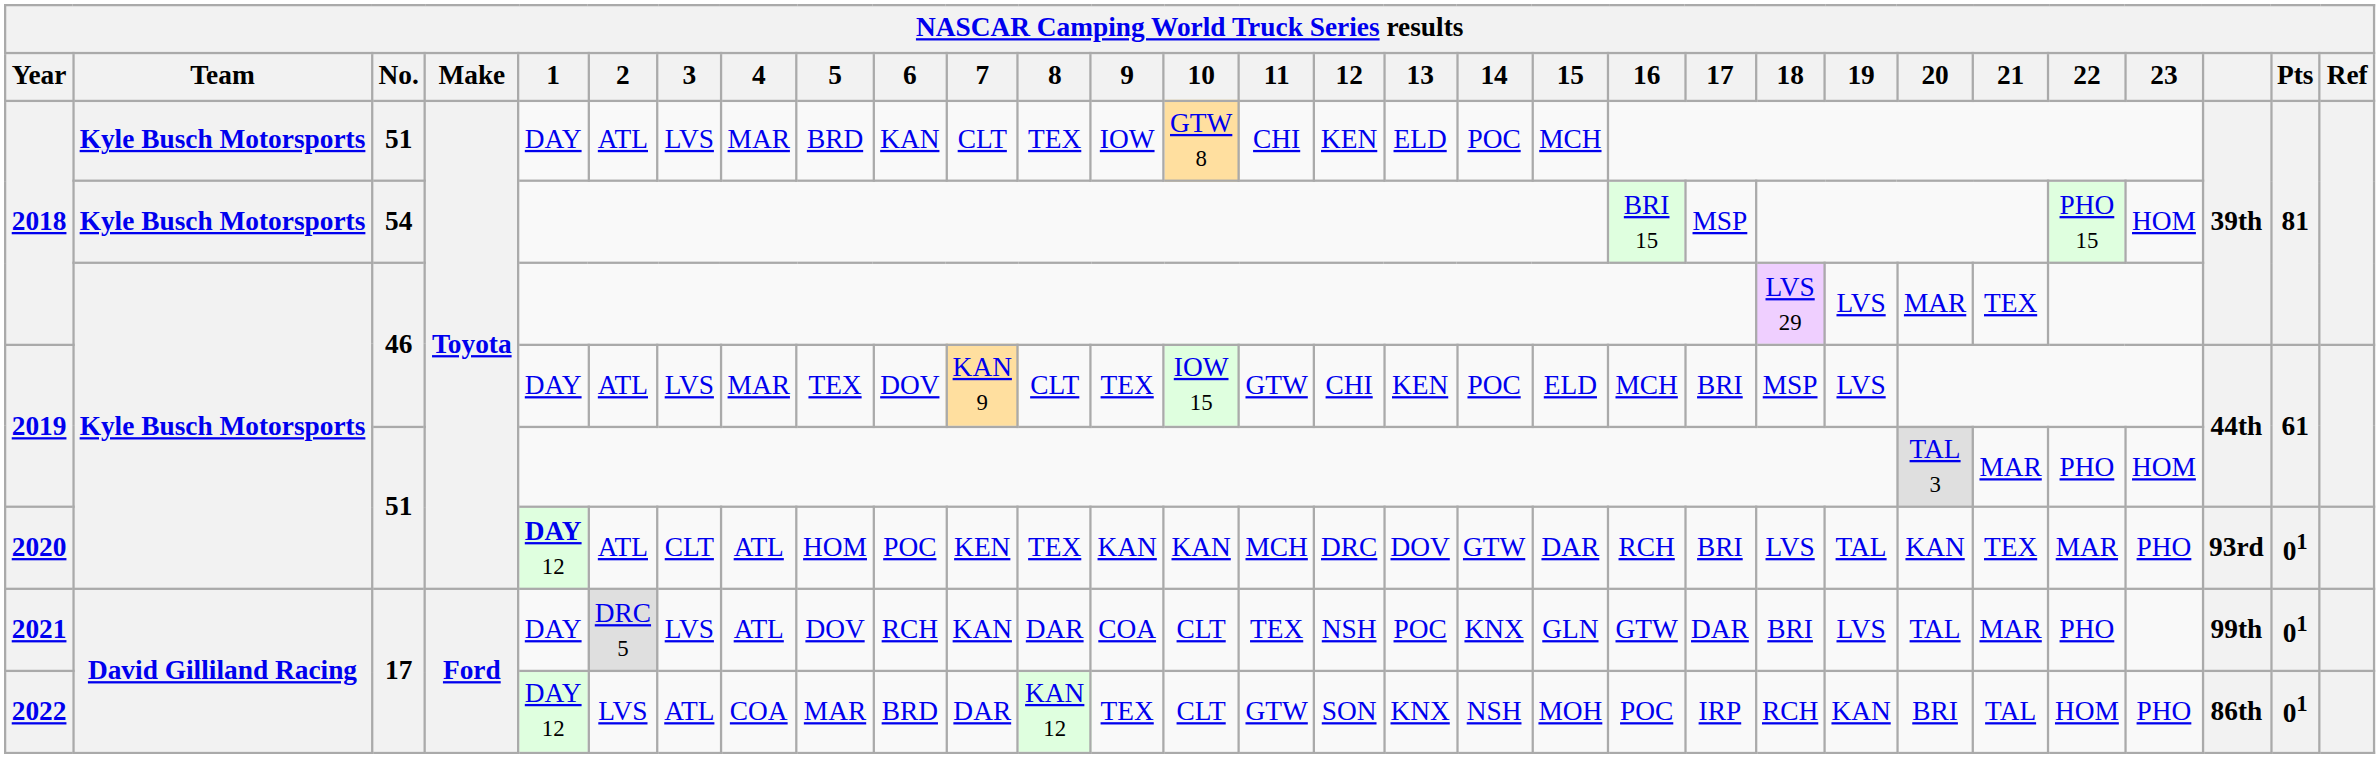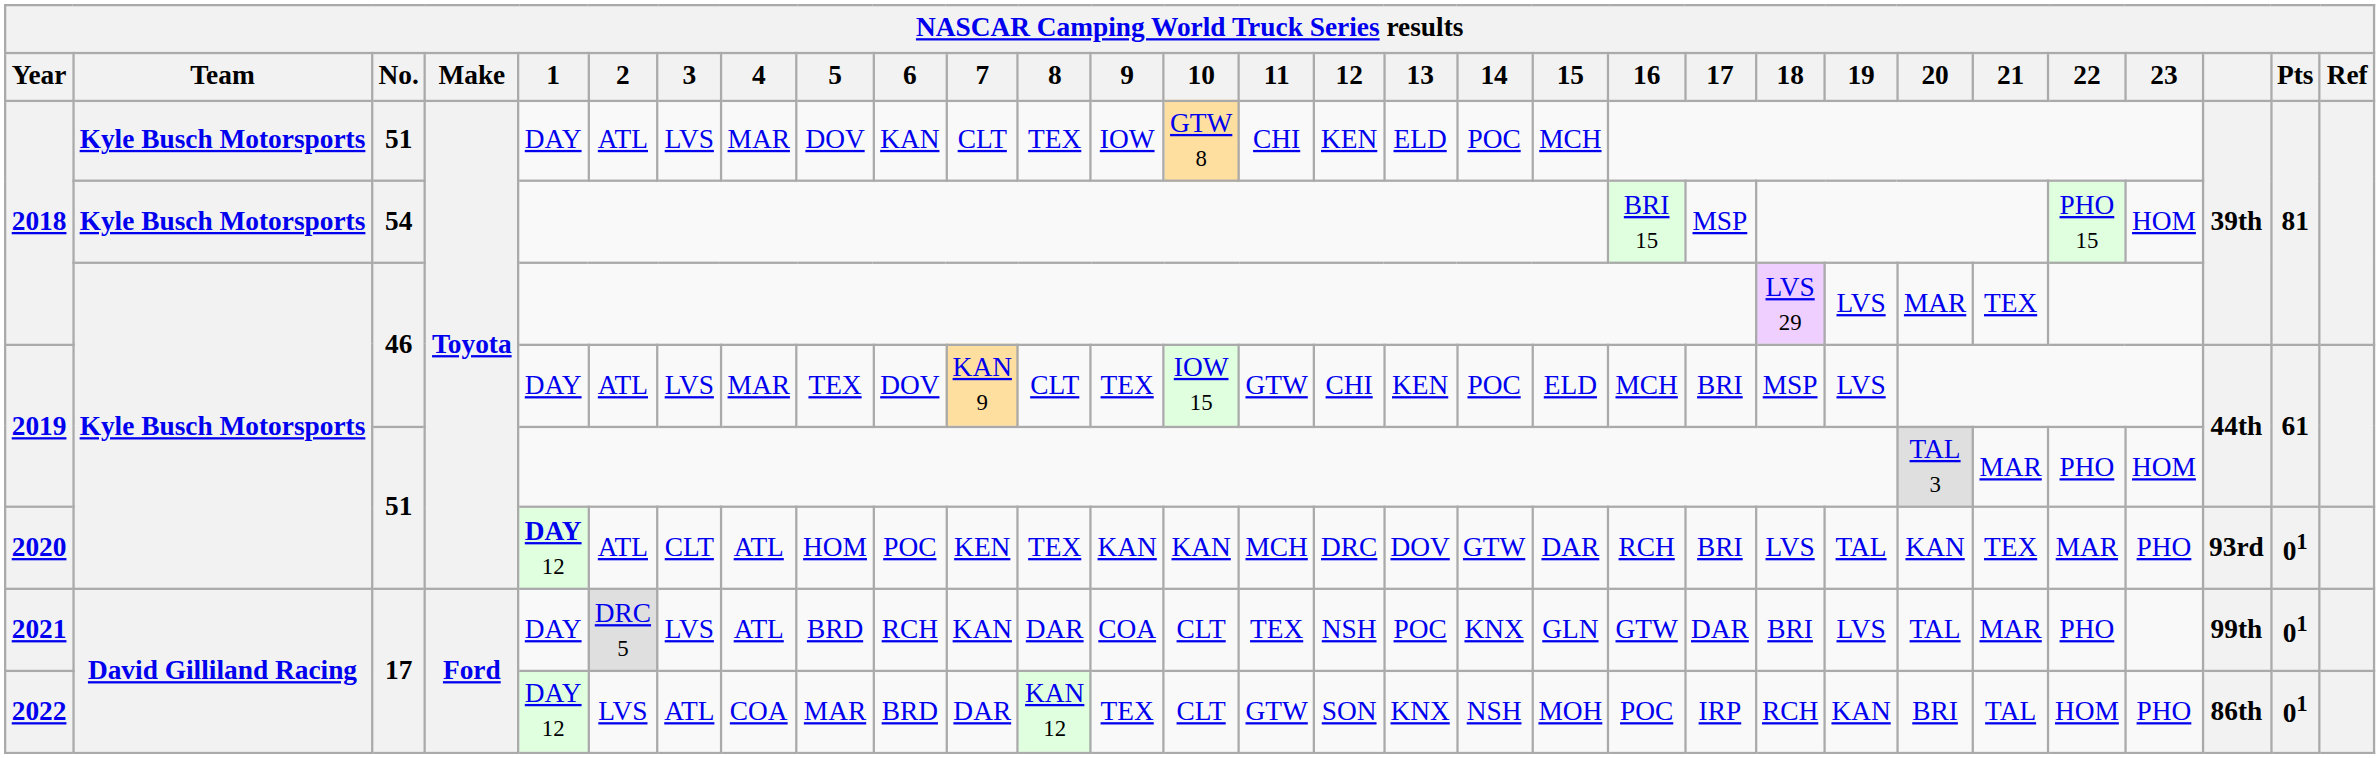(835, 140) BRD -> (835, 140) DOV
(835, 629) DOV -> (835, 629) BRD
